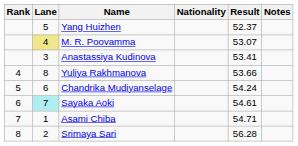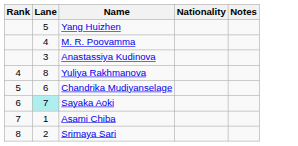- column: (245, 12)
(46, 42) khaki background -> (46, 42) no background
